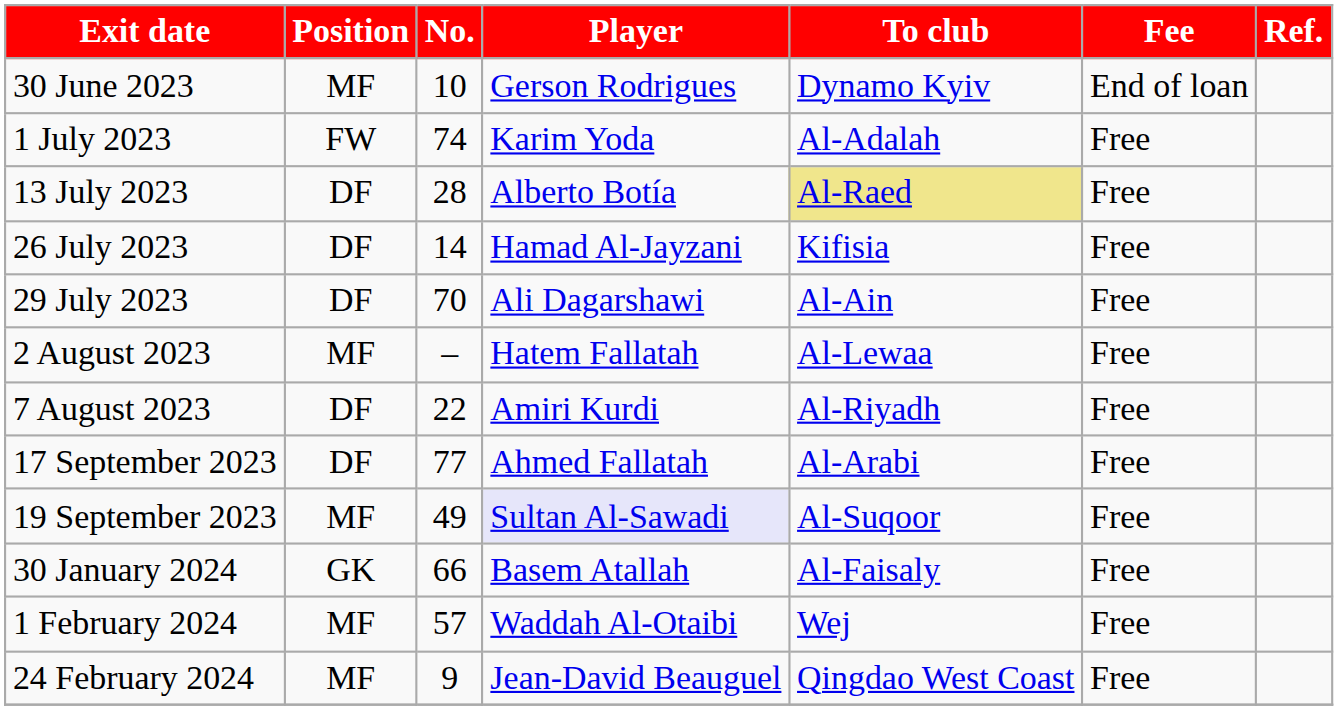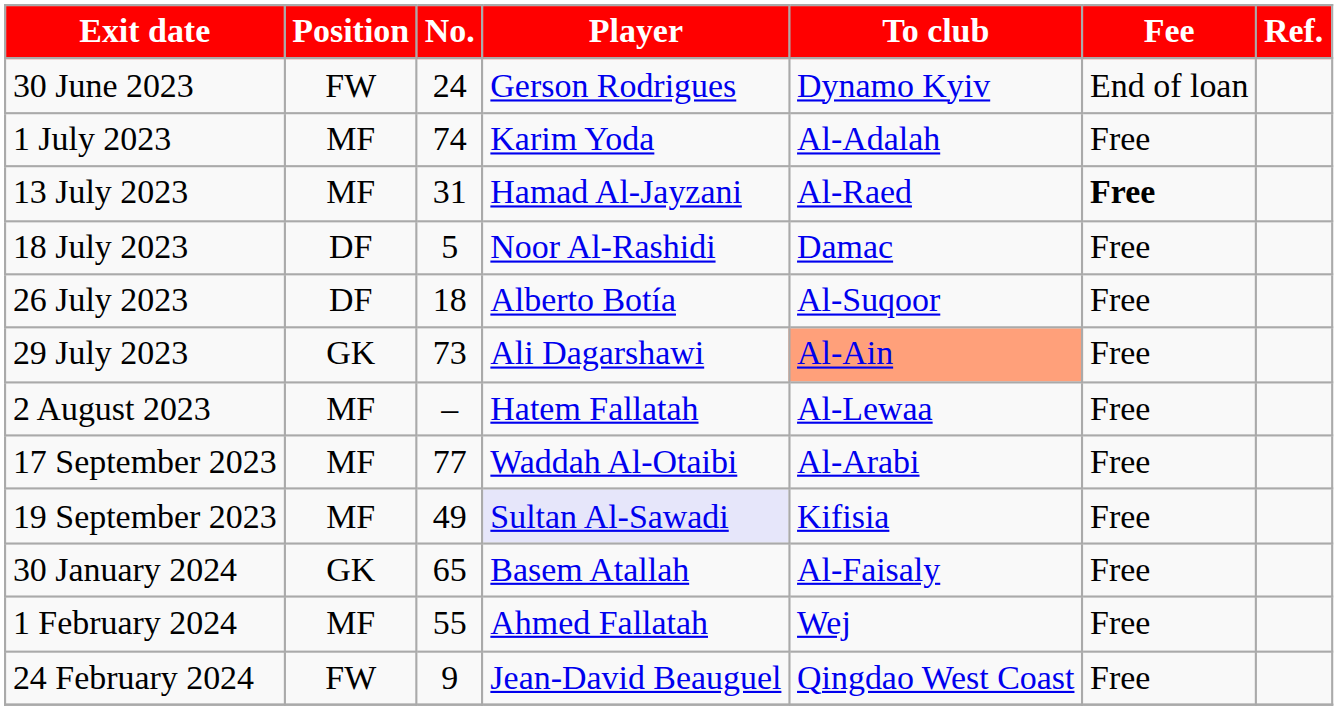(351, 85) MF -> (351, 85) FW
(450, 85) 10 -> (450, 85) 24
(351, 138) FW -> (351, 138) MF
(351, 192) DF -> (351, 192) MF
(450, 192) 28 -> (450, 192) 31
(583, 192) Alberto Botía -> (616, 192) Hamad Al-Jayzani
(855, 192) khaki background -> (855, 192) no background
(1120, 192) normal -> (1123, 192) bold
+ row: (101, 246)
(450, 246) 14 -> (450, 300) 18
(616, 246) Hamad Al-Jayzani -> (583, 300) Alberto Botía
(843, 246) Kifisia -> (869, 300) Al-Suqoor
(351, 300) DF -> (351, 354) GK
(450, 300) 70 -> (450, 354) 73
(845, 300) no background -> (845, 354) lightsalmon background
- row: (112, 407)
(351, 461) DF -> (351, 461) MF
(599, 461) Ahmed Fallatah -> (614, 461) Waddah Al-Otaibi
(869, 515) Al-Suqoor -> (843, 515) Kifisia
(450, 569) 66 -> (450, 569) 65
(450, 623) 57 -> (450, 623) 55
(614, 623) Waddah Al-Otaibi -> (599, 623) Ahmed Fallatah
(351, 676) MF -> (351, 676) FW
